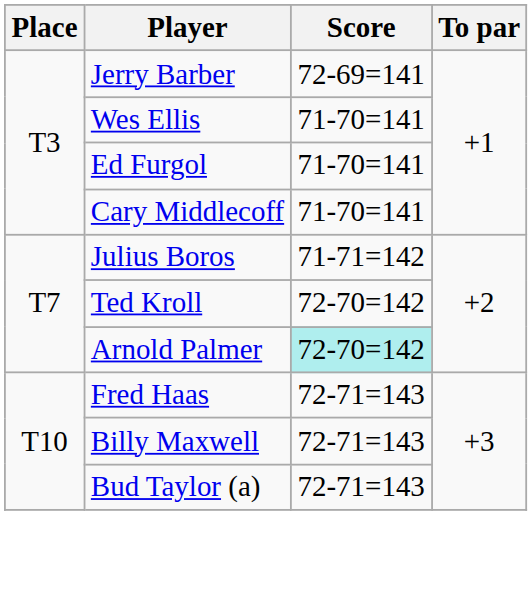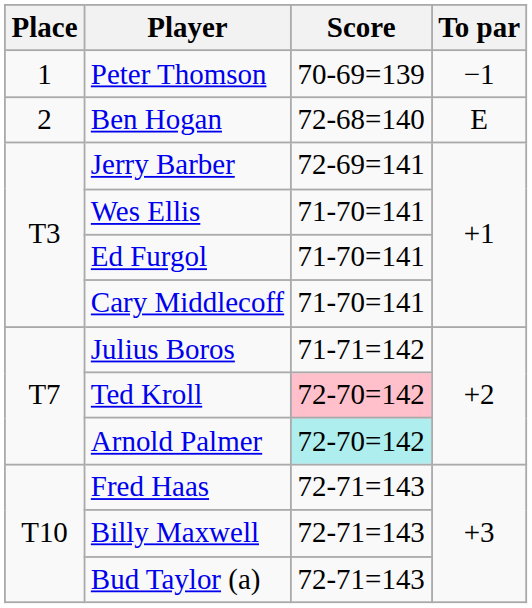+ row: (179, 73)
+ row: (156, 119)
(361, 303) no background -> (361, 394) pink background
